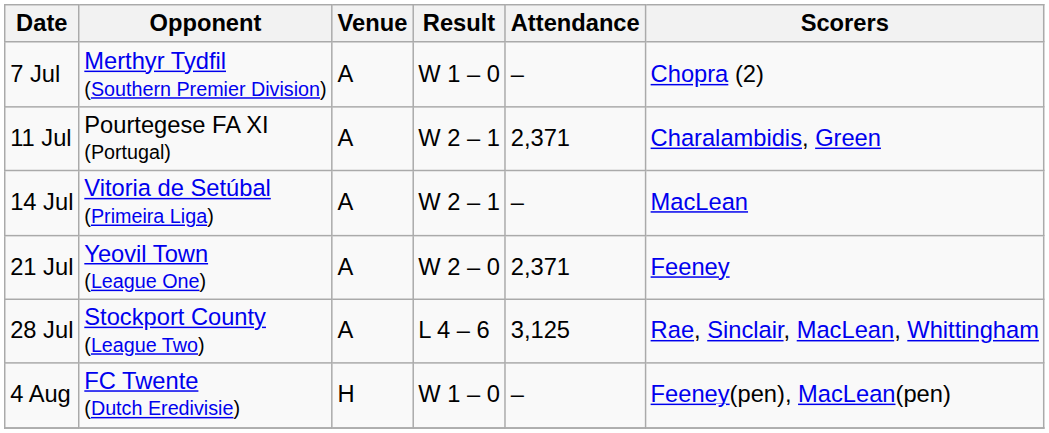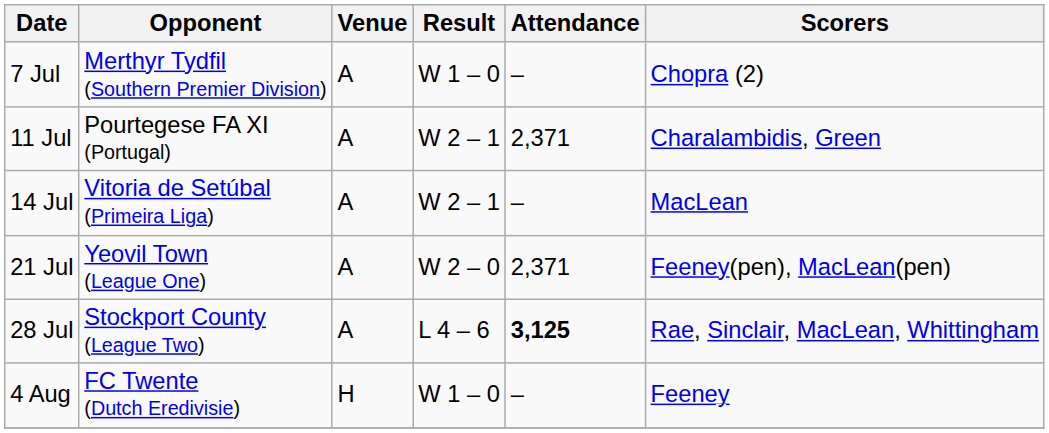(690, 266) Feeney -> (801, 266) Feeney(pen), MacLean(pen)
(540, 330) normal -> (540, 330) bold
(801, 395) Feeney(pen), MacLean(pen) -> (690, 395) Feeney
